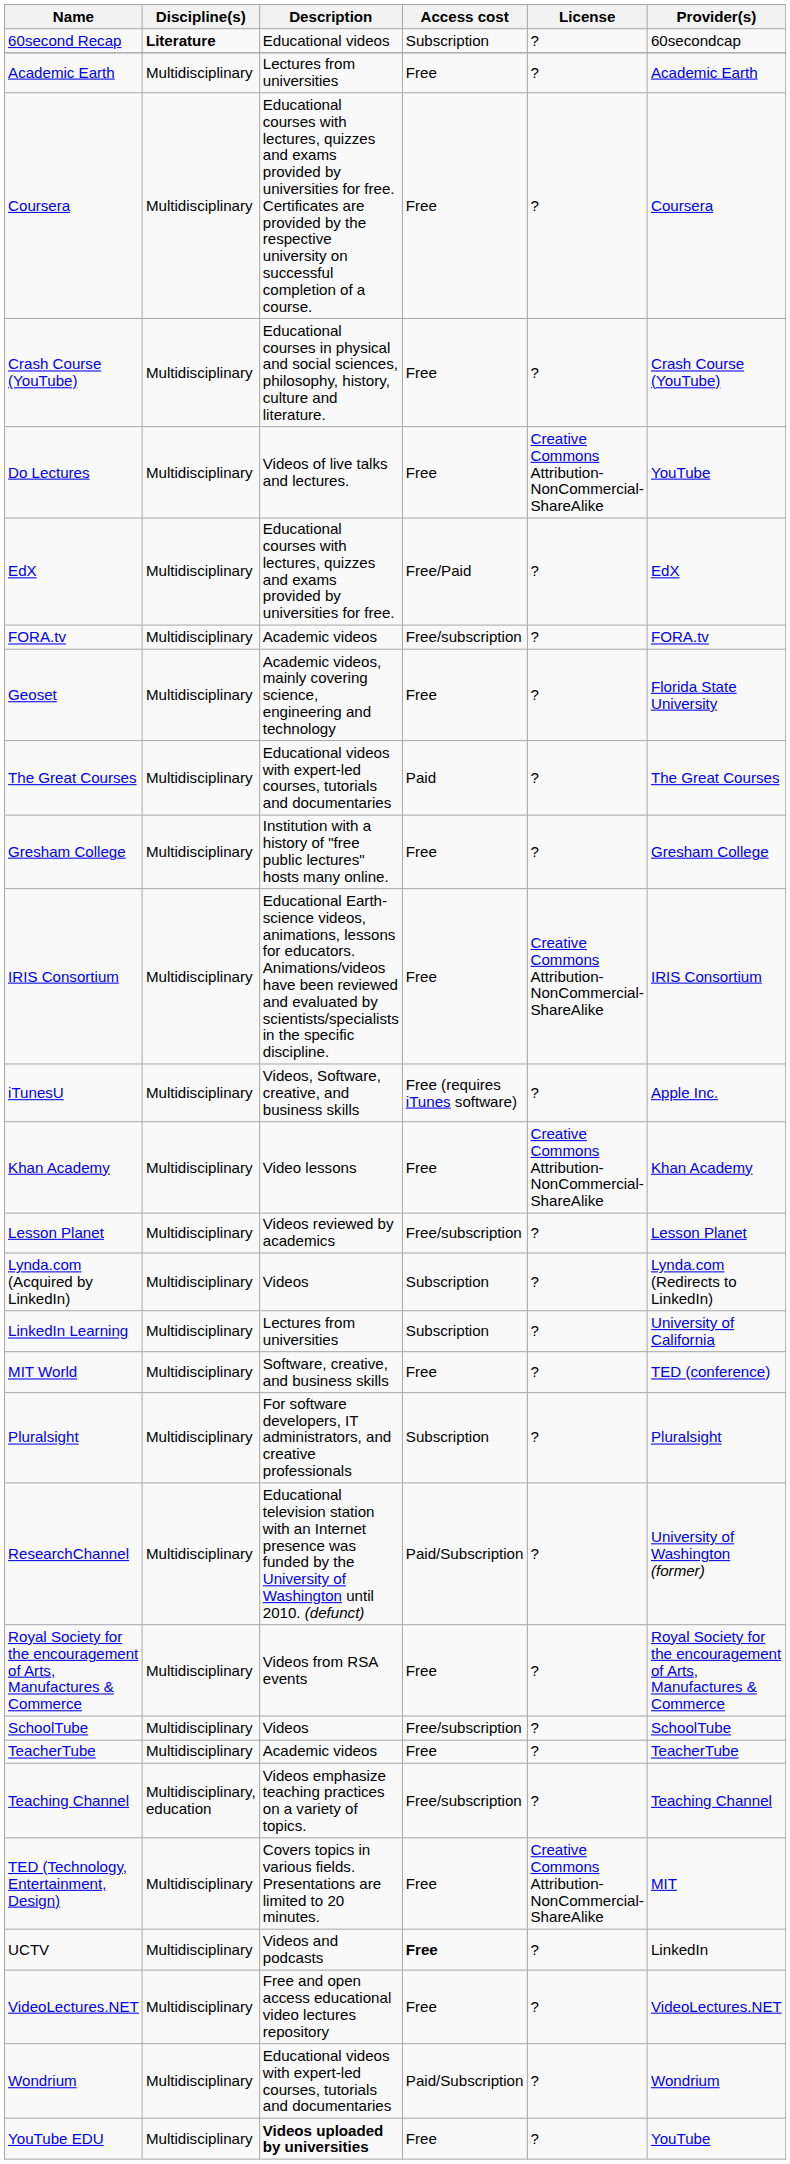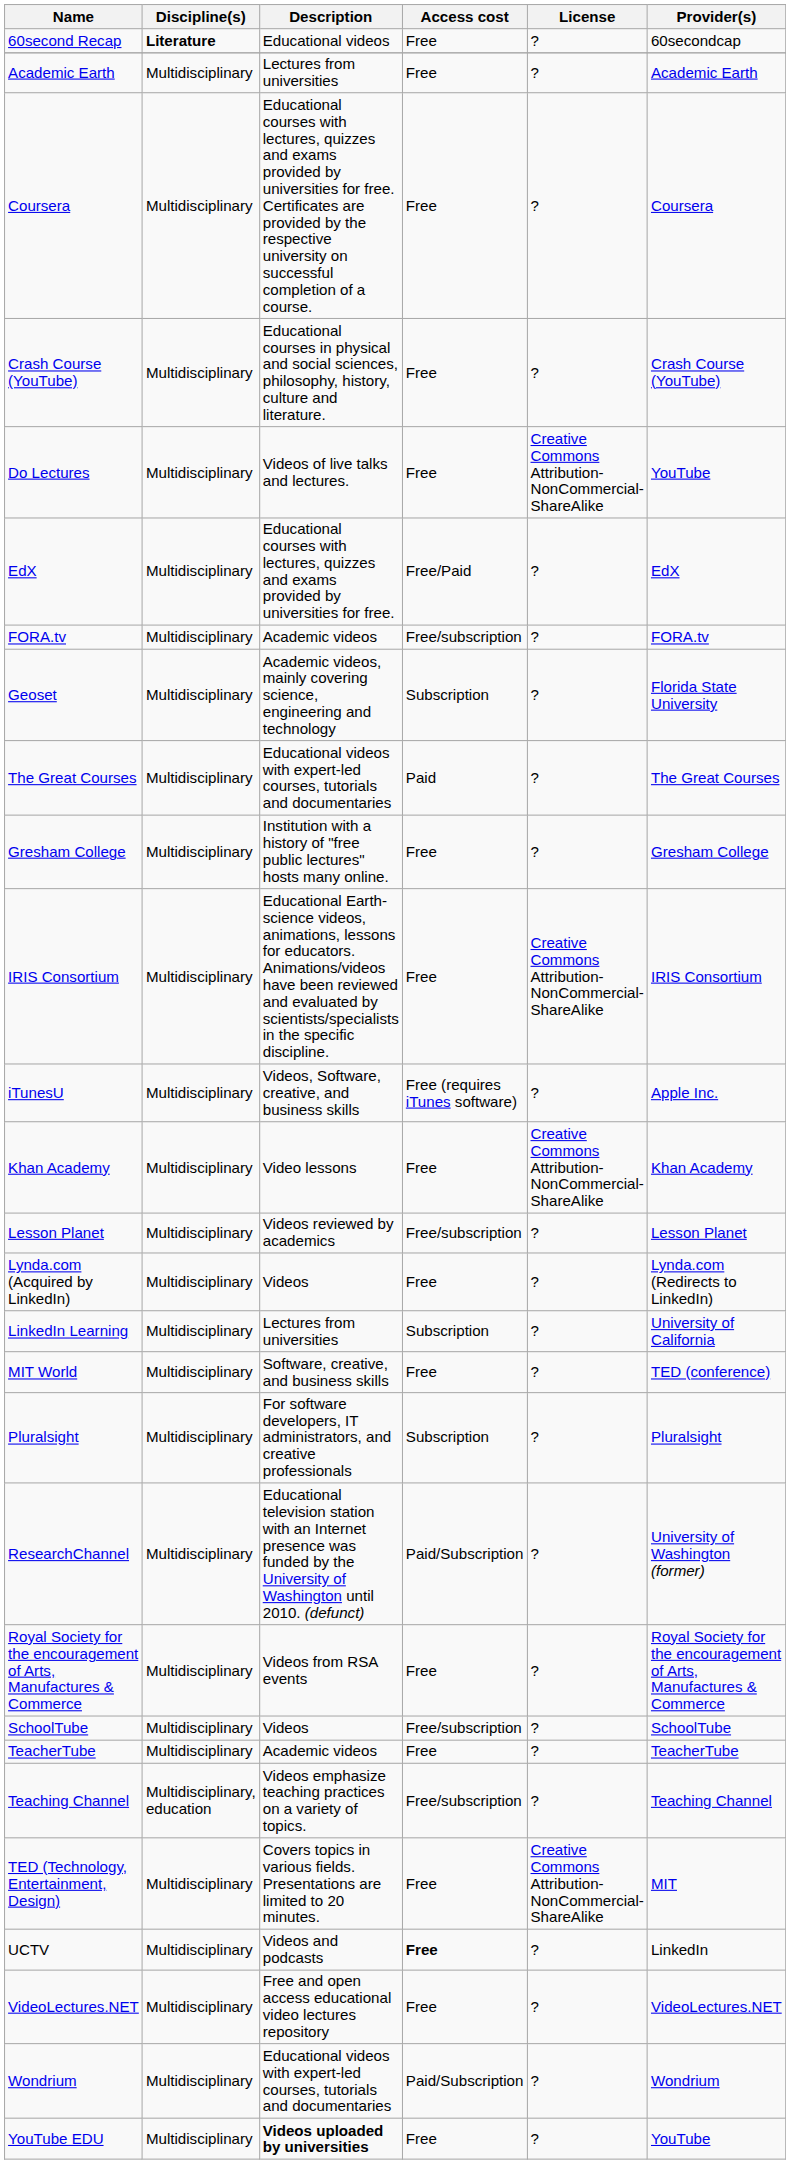(447, 41) Subscription -> (421, 41) Free
(421, 695) Free -> (447, 695) Subscription
(447, 1282) Subscription -> (421, 1282) Free
